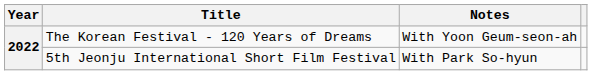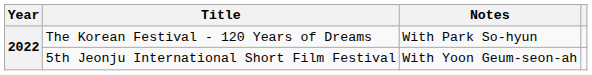(490, 37) With Yoon Geum-seon-ah -> (470, 37) With Park So-hyun
(470, 59) With Park So-hyun -> (490, 59) With Yoon Geum-seon-ah
